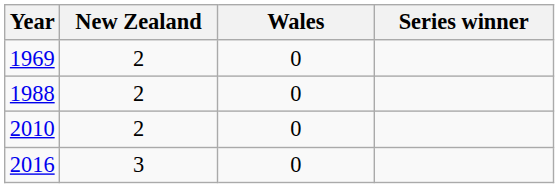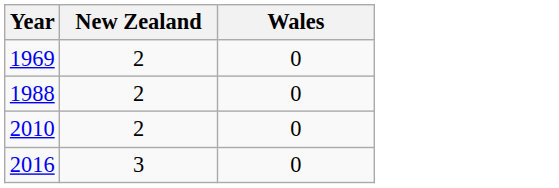- column: (464, 22)
